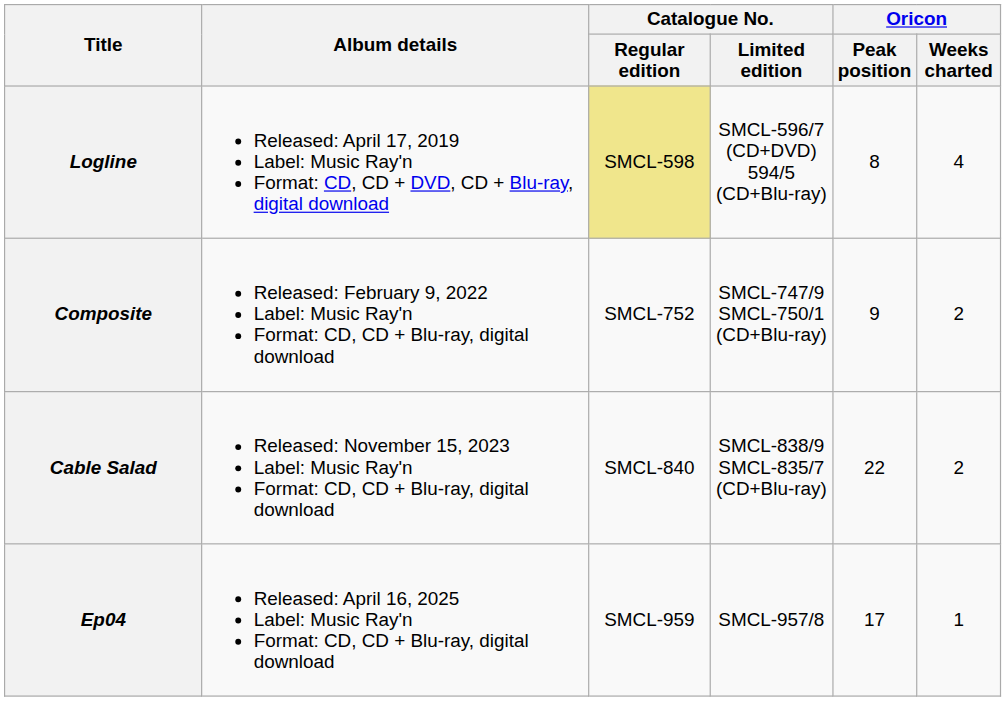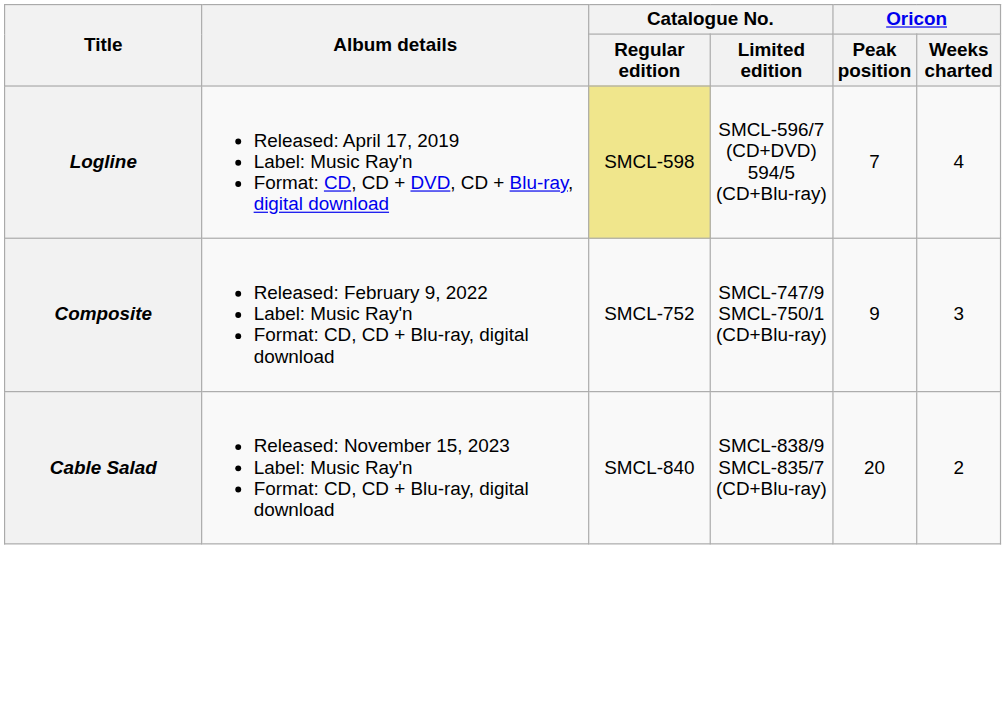(874, 161) 8 -> (874, 161) 7
(959, 314) 2 -> (959, 314) 3
(874, 467) 22 -> (874, 467) 20
- row: (103, 619)
